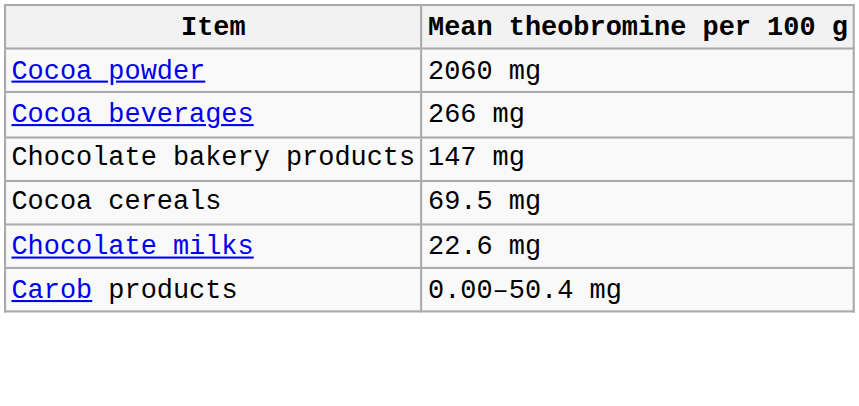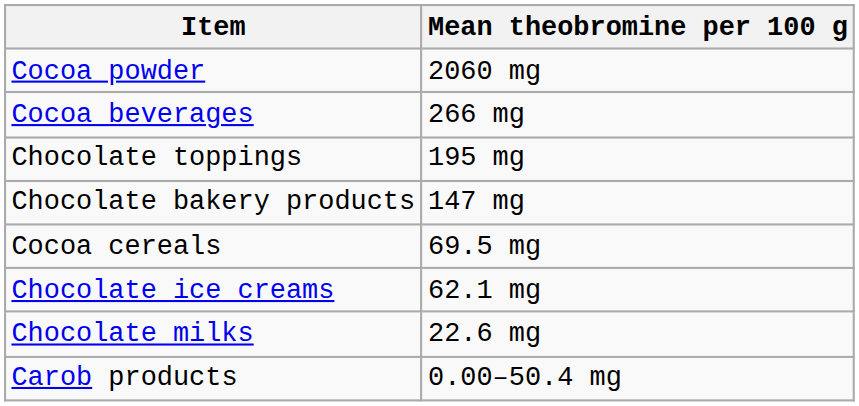+ row: (157, 159)
+ row: (173, 290)
